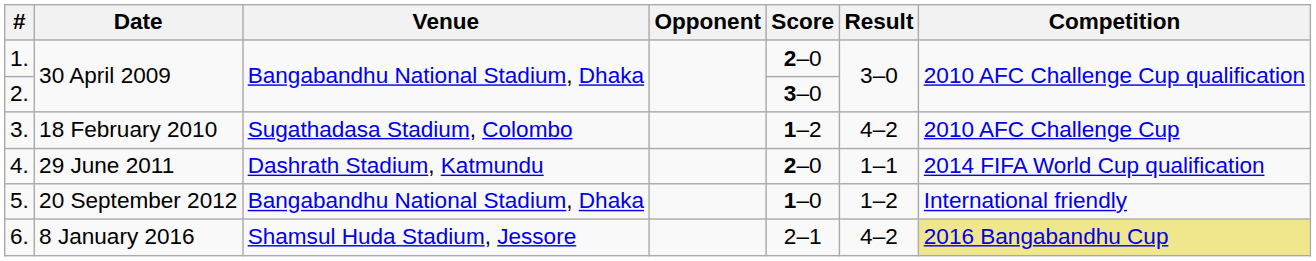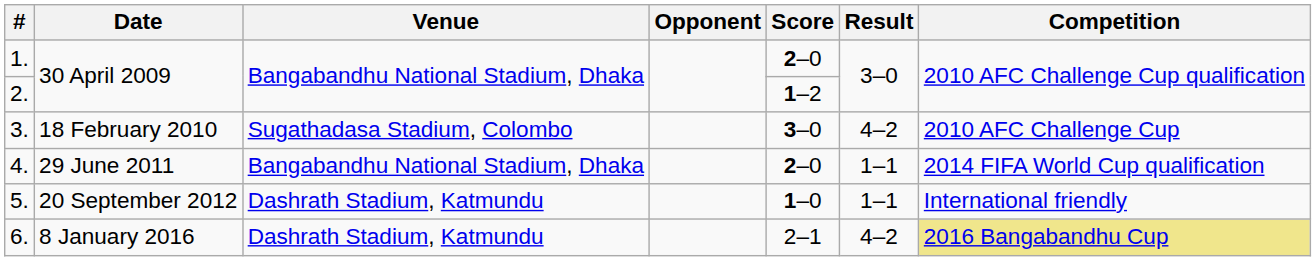(803, 93) 3–0 -> (803, 93) 1–2
(803, 129) 1–2 -> (803, 129) 3–0
(396, 165) Dashrath Stadium, Katmundu -> (446, 165) Bangabandhu National Stadium, Dhaka
(446, 201) Bangabandhu National Stadium, Dhaka -> (396, 201) Dashrath Stadium, Katmundu
(879, 201) 1–2 -> (879, 201) 1–1
(412, 237) Shamsul Huda Stadium, Jessore -> (396, 237) Dashrath Stadium, Katmundu
